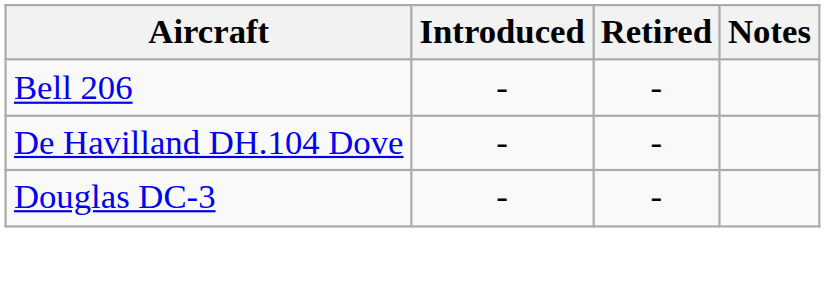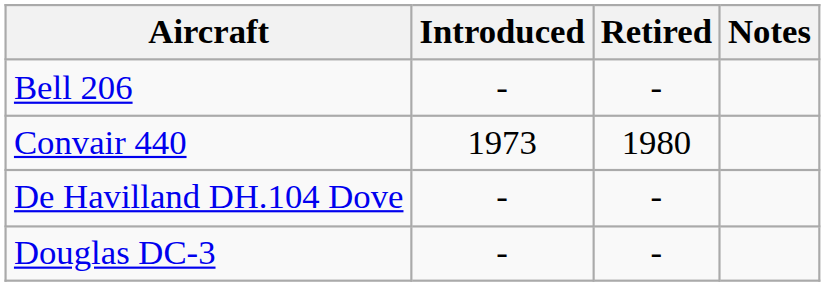+ row: (100, 142)
